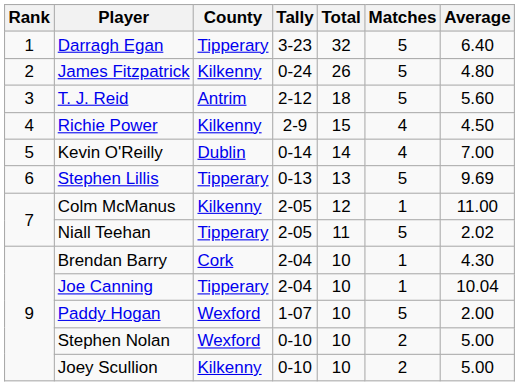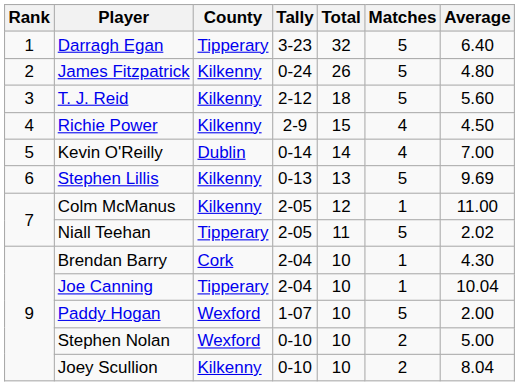(222, 98) Antrim -> (230, 98) Kilkenny
(233, 179) Tipperary -> (230, 179) Kilkenny
(477, 367) 5.00 -> (477, 367) 8.04
